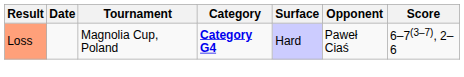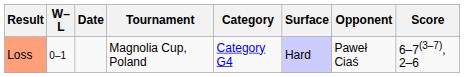+ column: (61, 20)
(226, 41) bold -> (241, 54) normal
